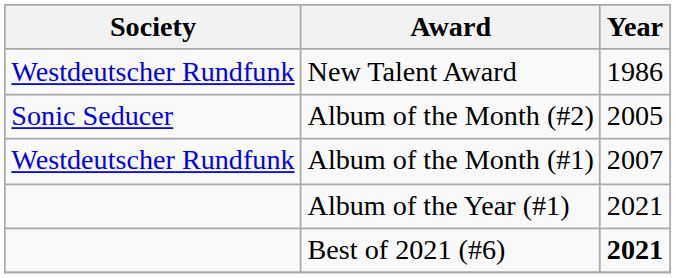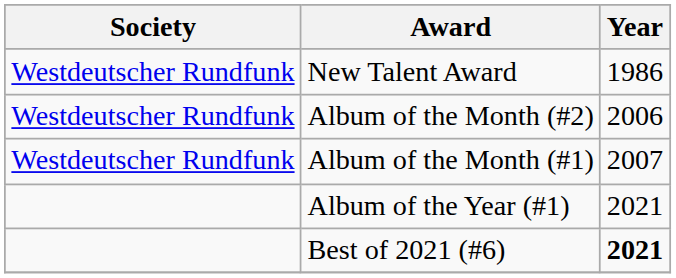(92, 116) Sonic Seducer -> (153, 116) Westdeutscher Rundfunk
(635, 116) 2005 -> (635, 116) 2006
